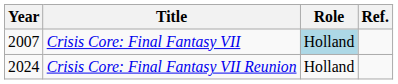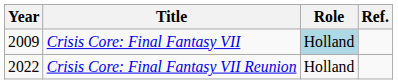(24, 41) 2007 -> (24, 41) 2009
(24, 66) 2024 -> (24, 66) 2022
